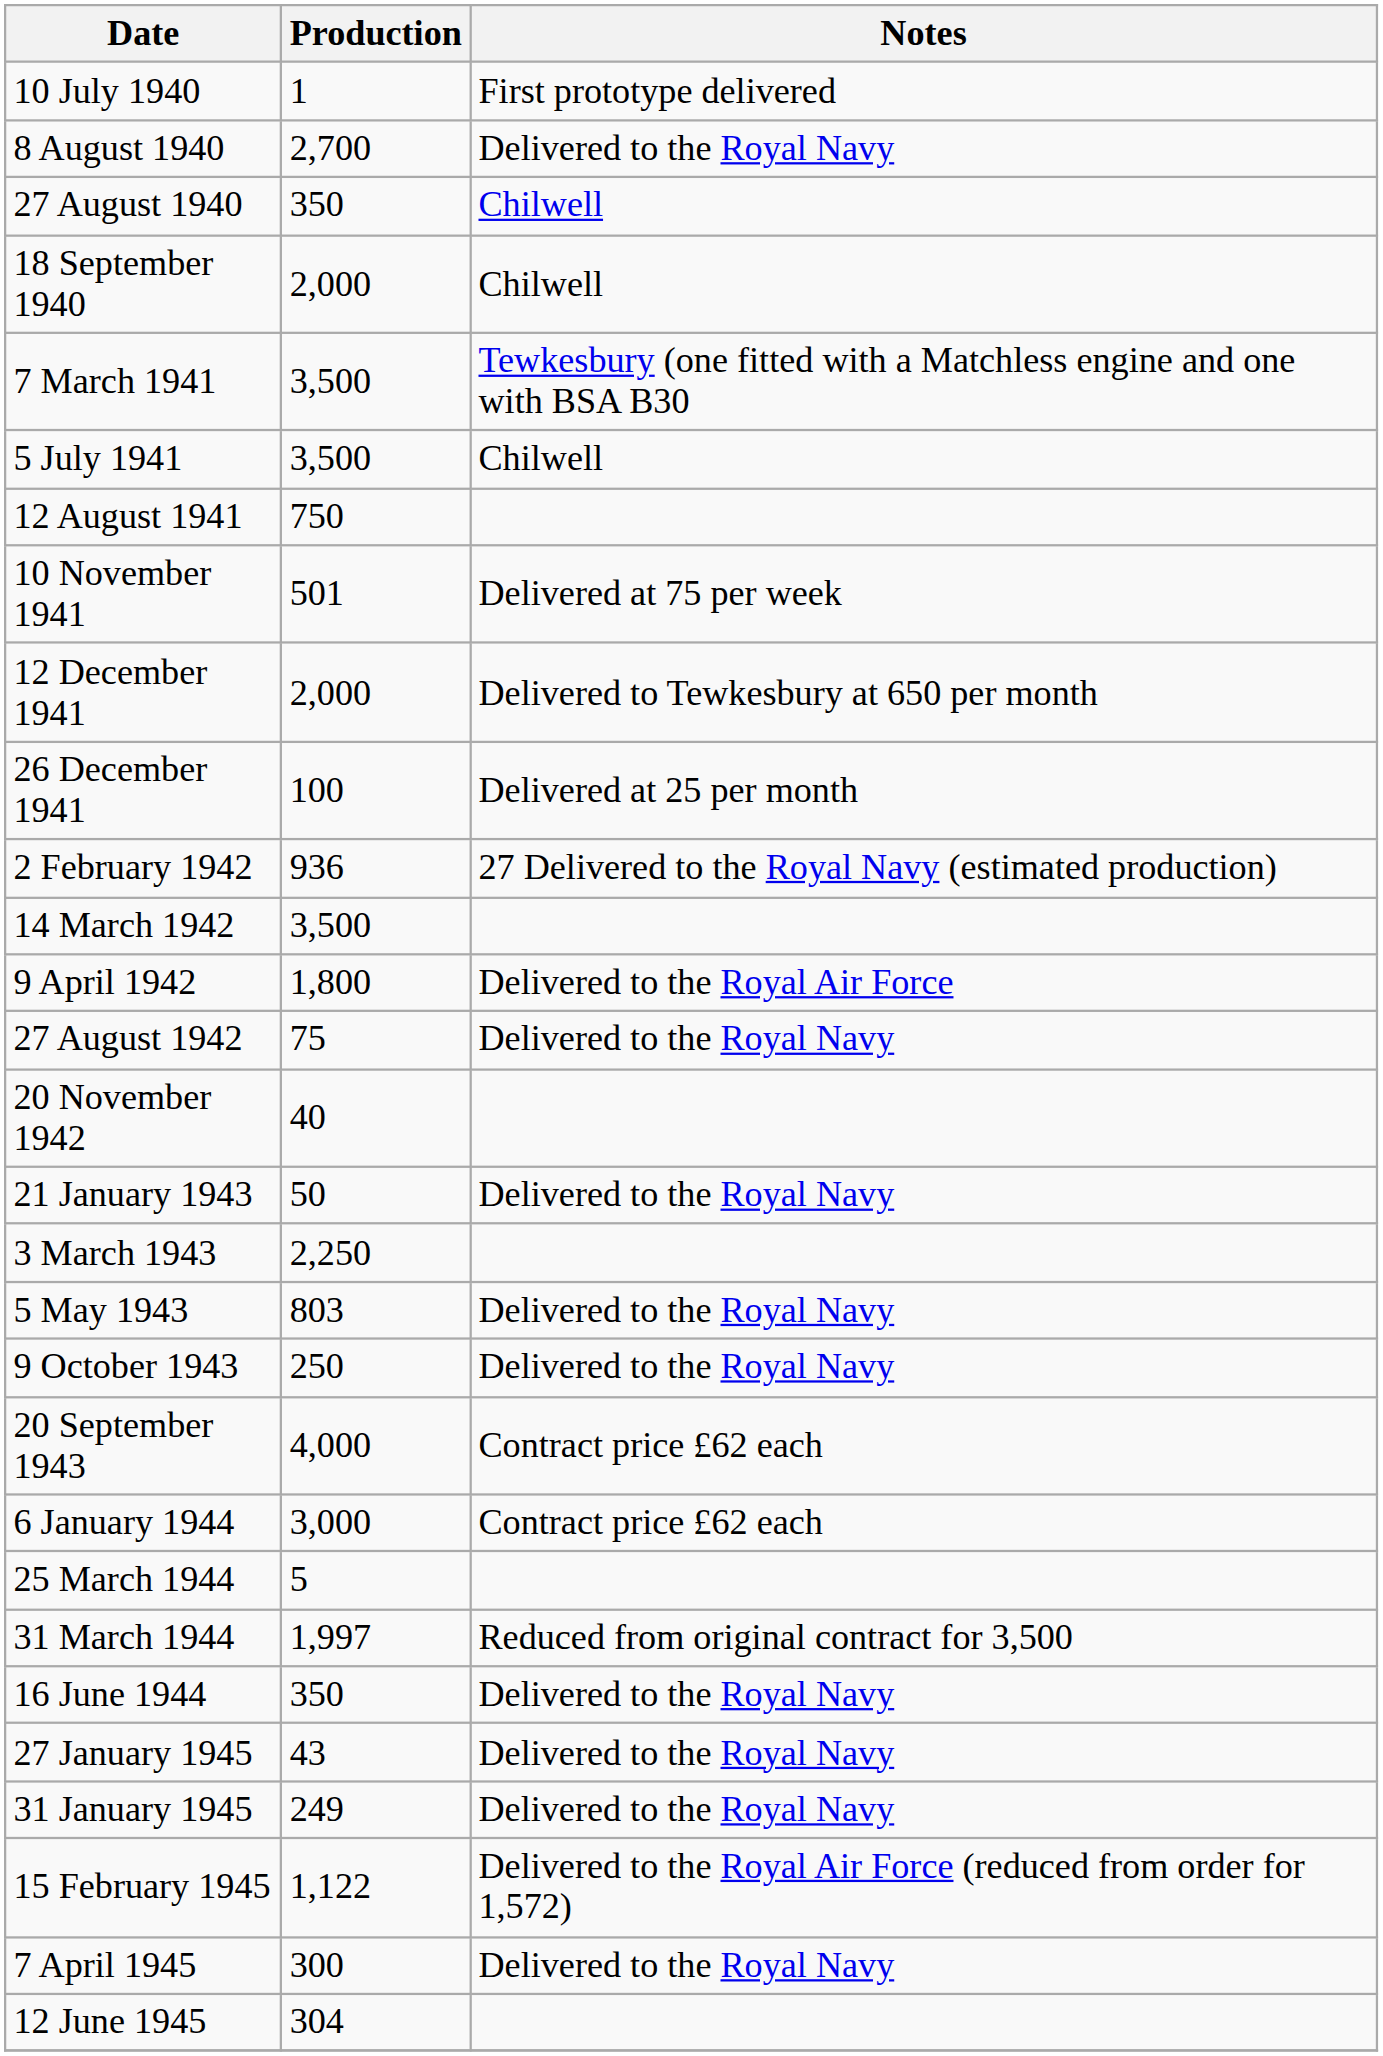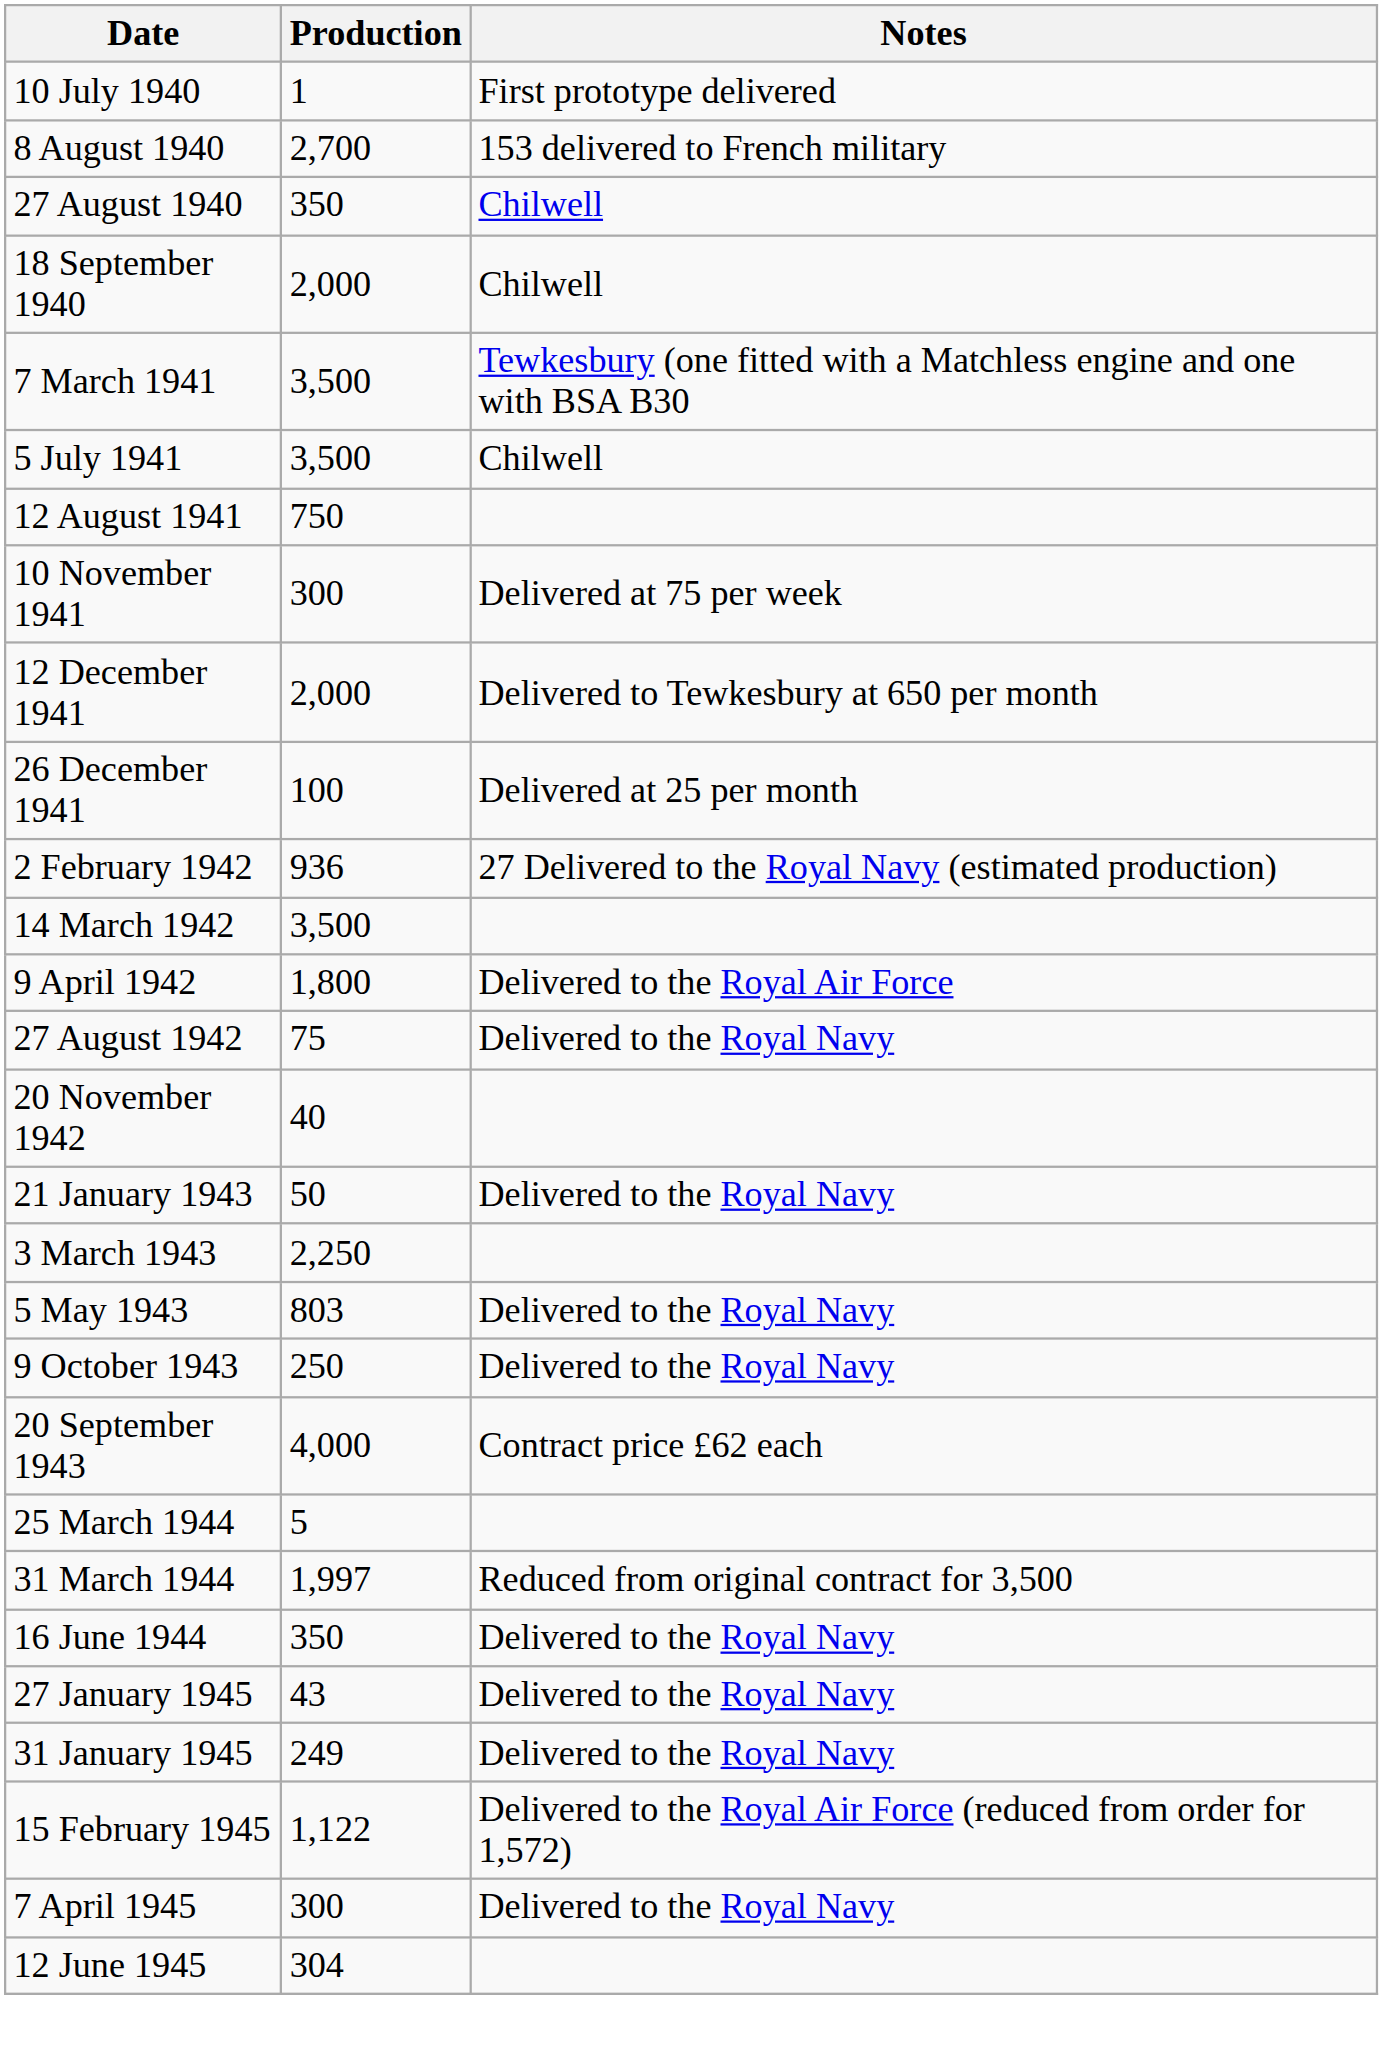(686, 147) Delivered to the Royal Navy -> (712, 147) 153 delivered to French military
(317, 593) 501 -> (317, 593) 300
- row: (124, 1522)
